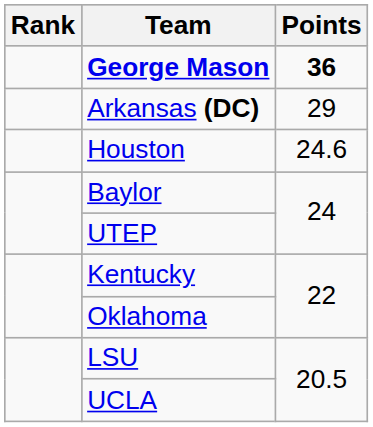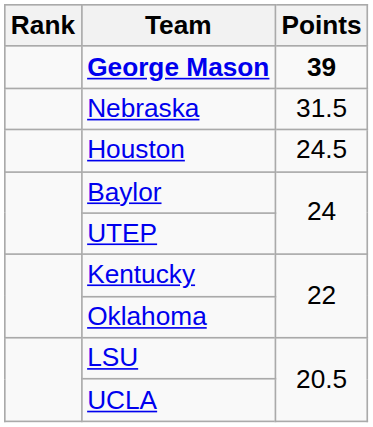(322, 66) 36 -> (322, 66) 39
+ row: (143, 108)
- row: (173, 108)
(322, 150) 24.6 -> (322, 150) 24.5
